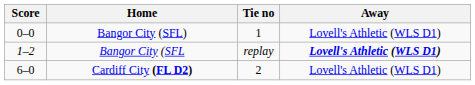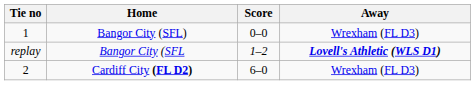columns swapped: (259, 13) <-> (26, 13)
(375, 32) Lovell's Athletic (WLS D1) -> (375, 32) Wrexham (FL D3)
(375, 70) Lovell's Athletic (WLS D1) -> (375, 70) Wrexham (FL D3)
